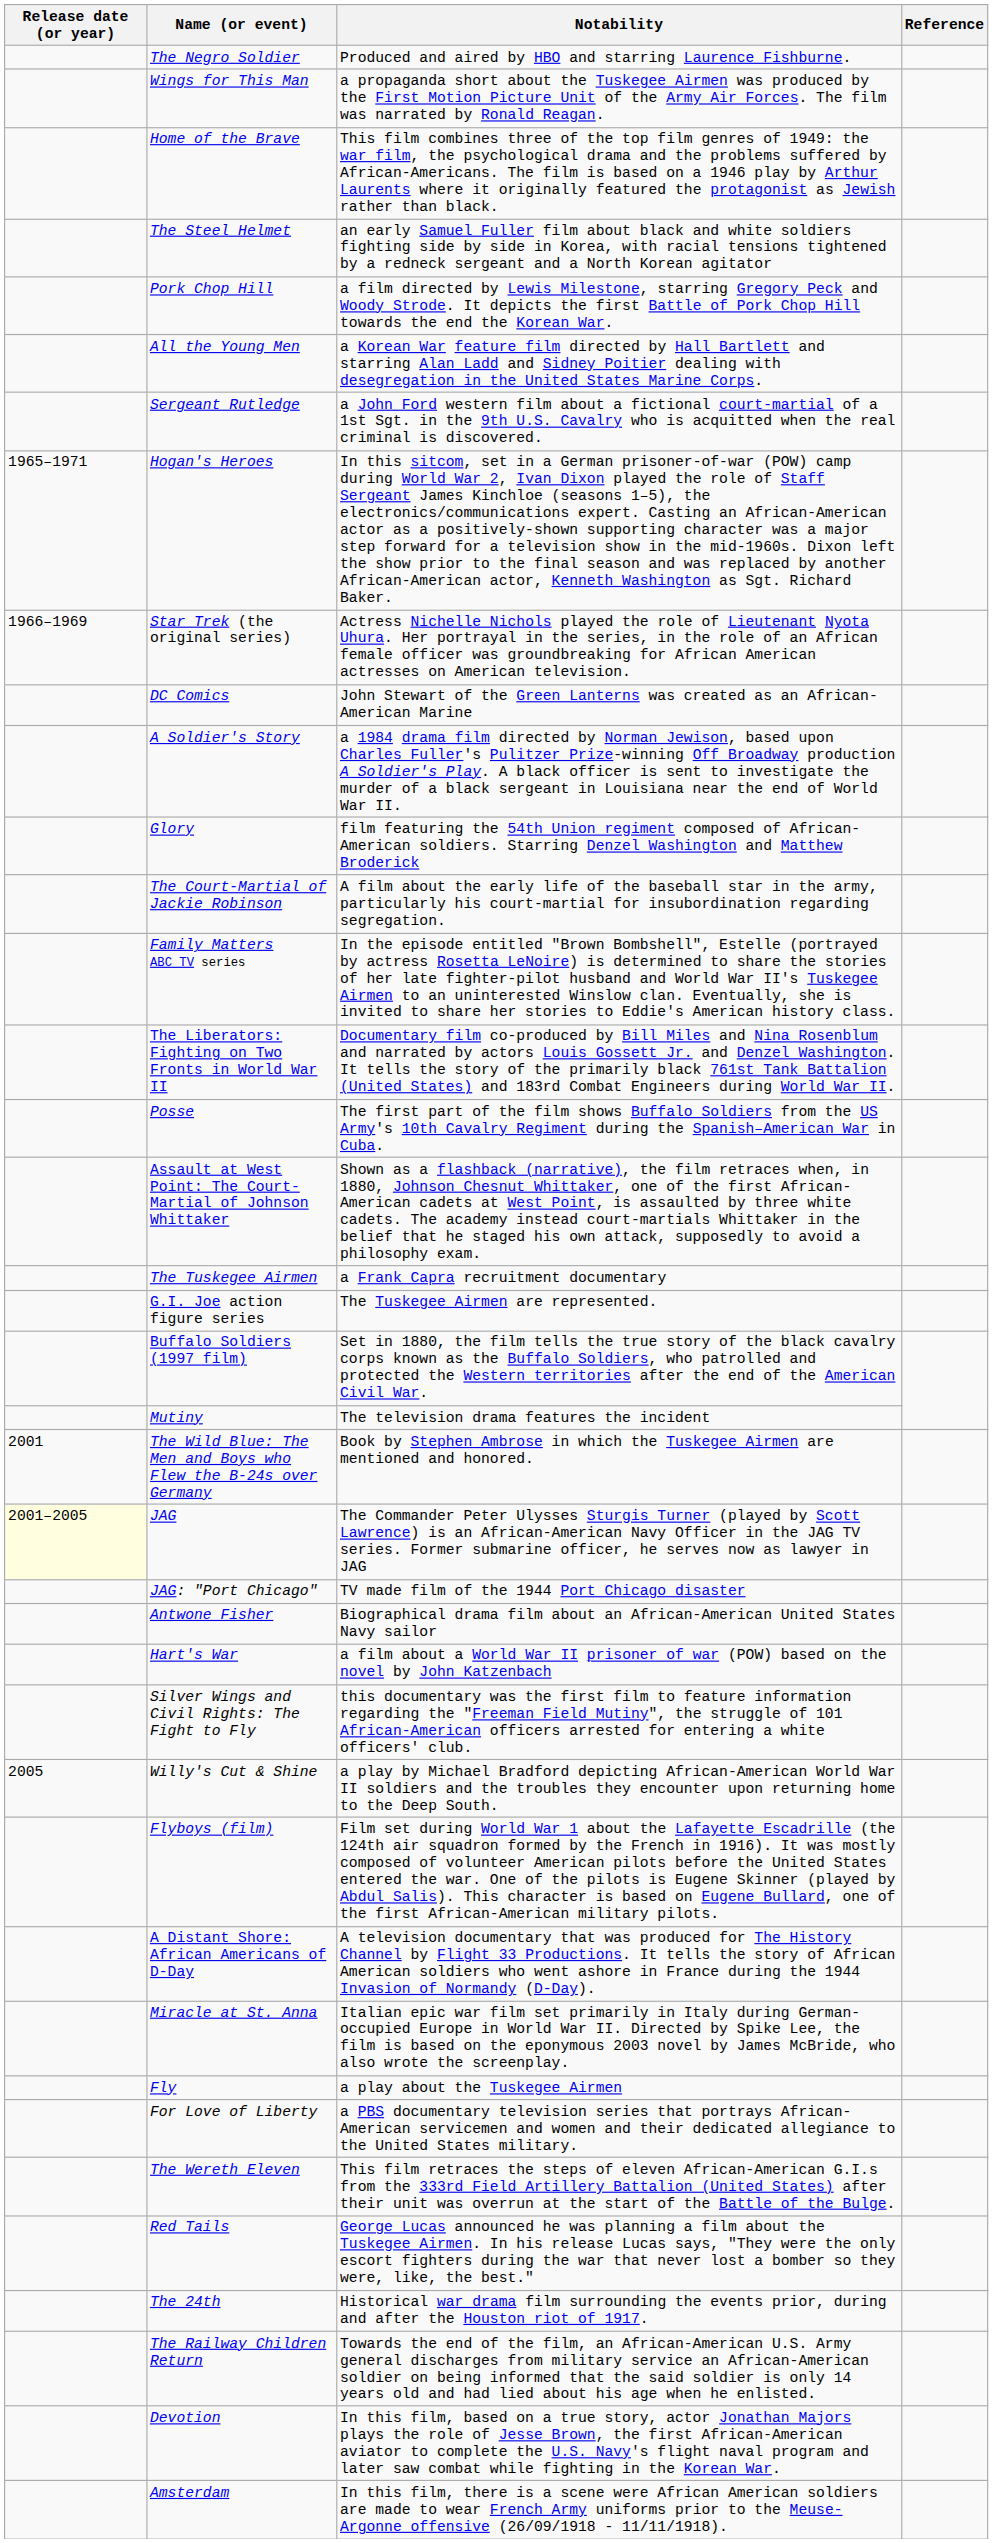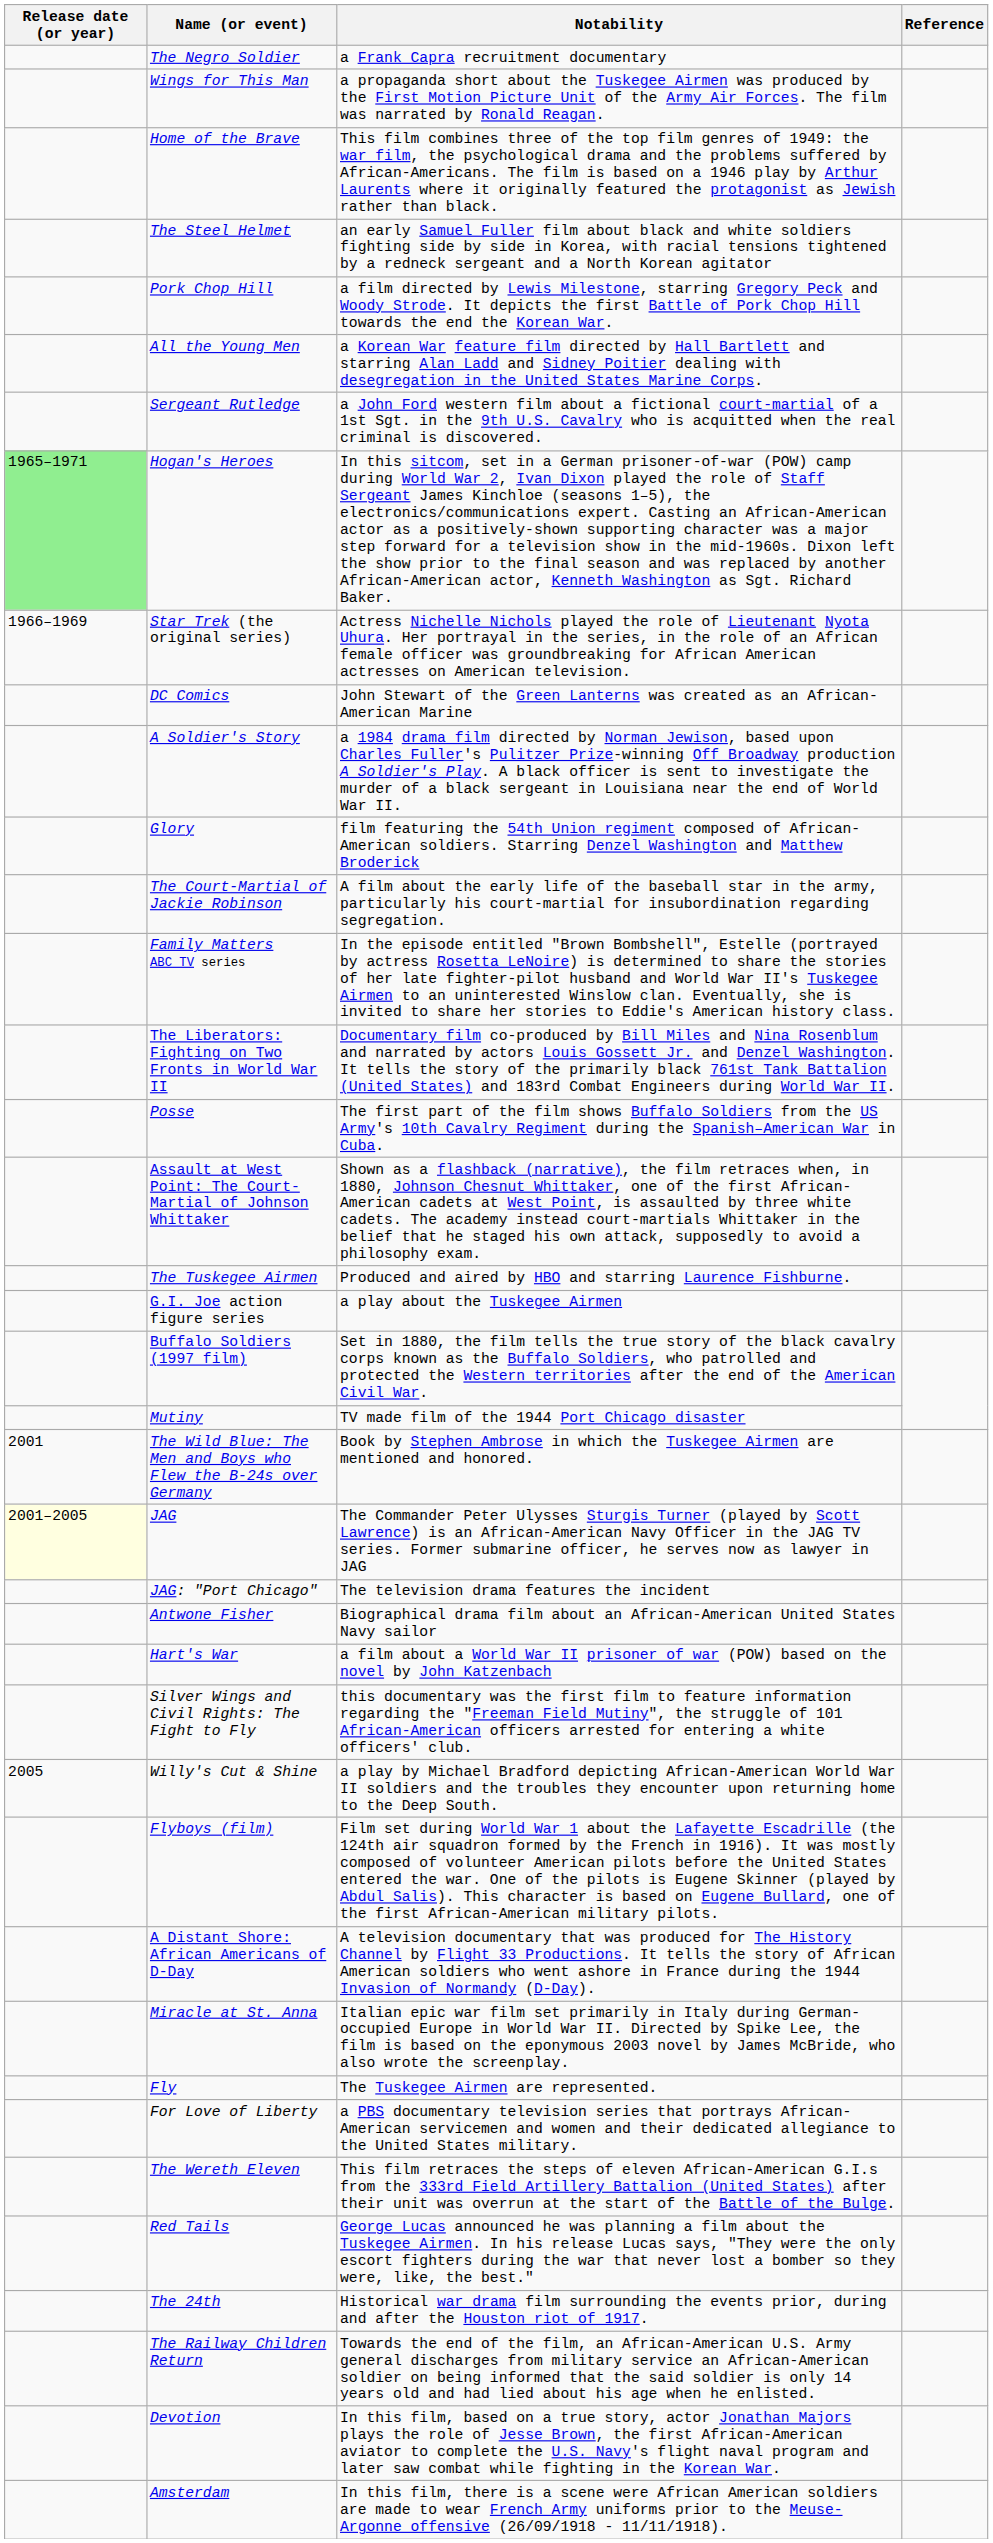(596, 57) Produced and aired by HBO and starring Laurence Fishburne. -> (503, 57) a Frank Capra recruitment documentary
(48, 462) no background -> (48, 462) lightgreen background
(503, 1278) a Frank Capra recruitment documentary -> (596, 1278) Produced and aired by HBO and starring Laurence Fishburne.
(499, 1302) The Tuskegee Airmen are represented. -> (481, 1302) a play about the Tuskegee Airmen
(525, 1418) The television drama features the incident -> (543, 1418) TV made film of the 1944 Port Chicago disaster
(543, 1591) TV made film of the 1944 Port Chicago disaster -> (525, 1591) The television drama features the incident
(481, 2088) a play about the Tuskegee Airmen -> (499, 2088) The Tuskegee Airmen are represented.
